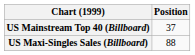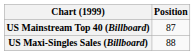(171, 27) 37 -> (171, 27) 87
